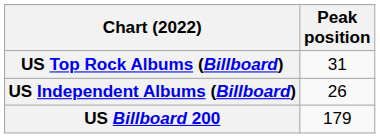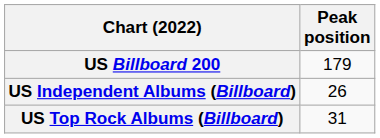rows swapped: (152, 118) <-> (152, 64)
